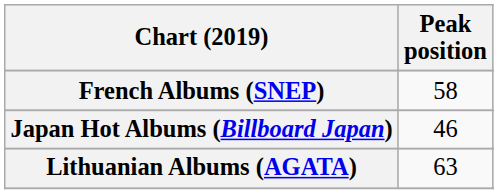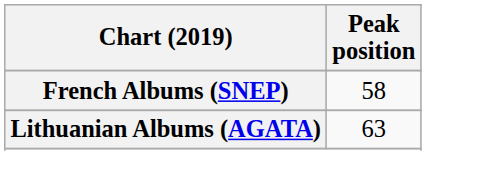- row: (202, 129)
